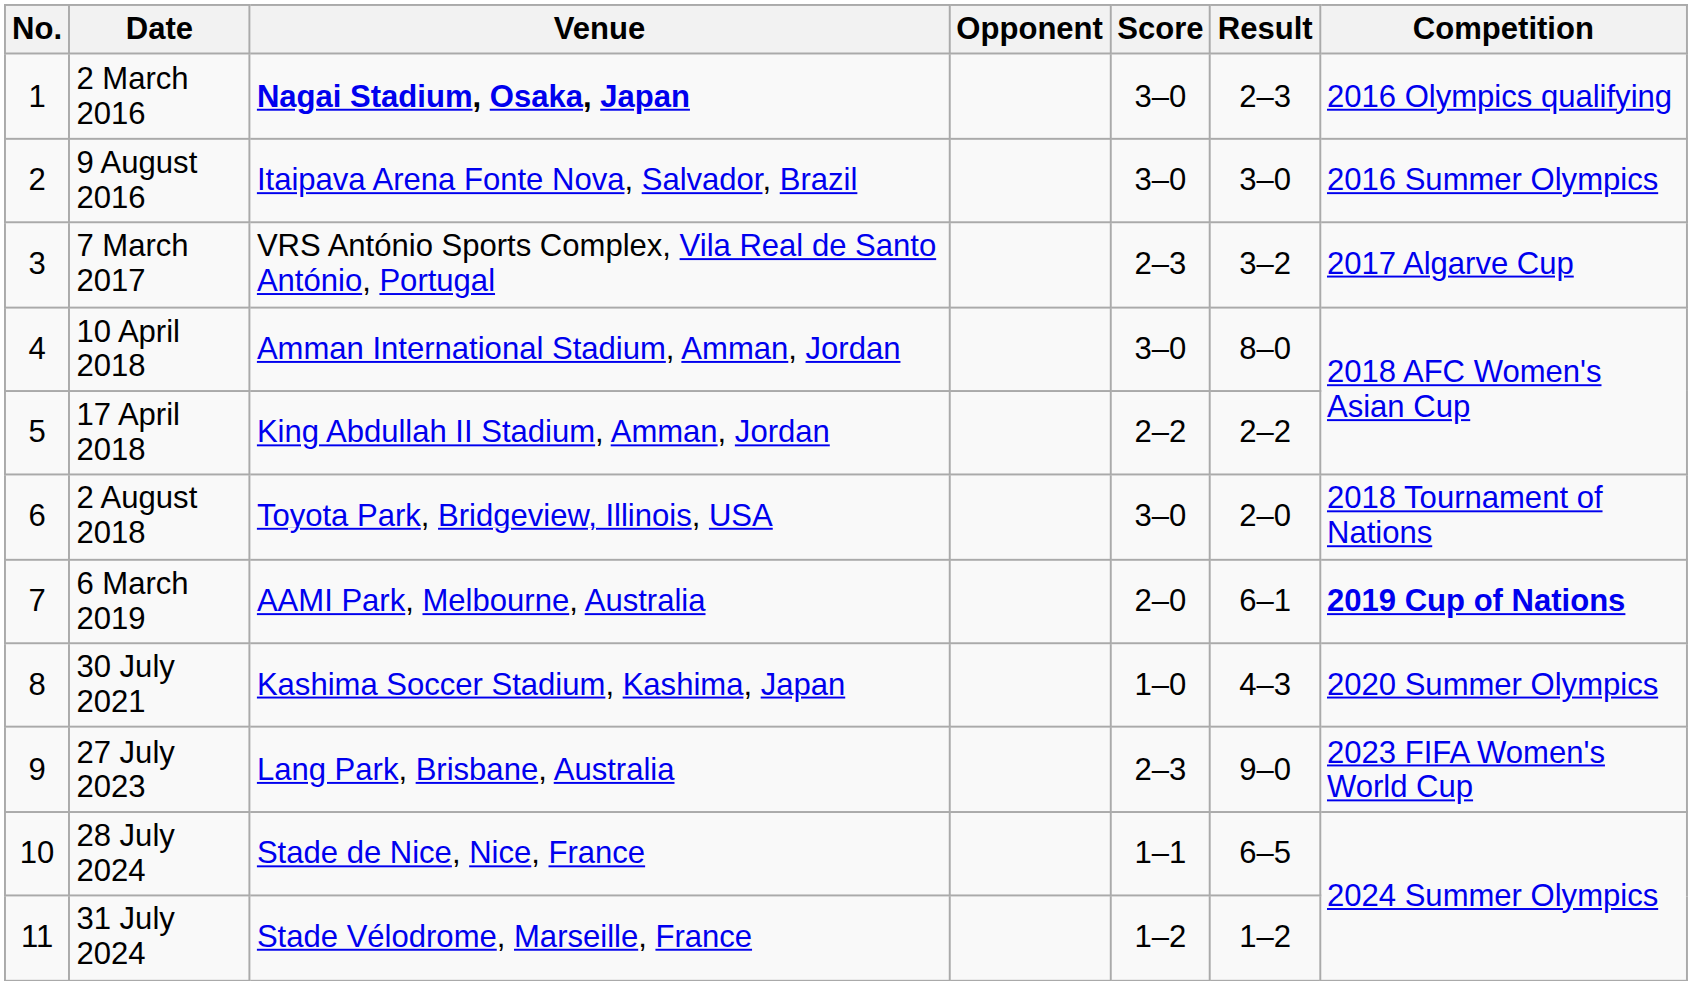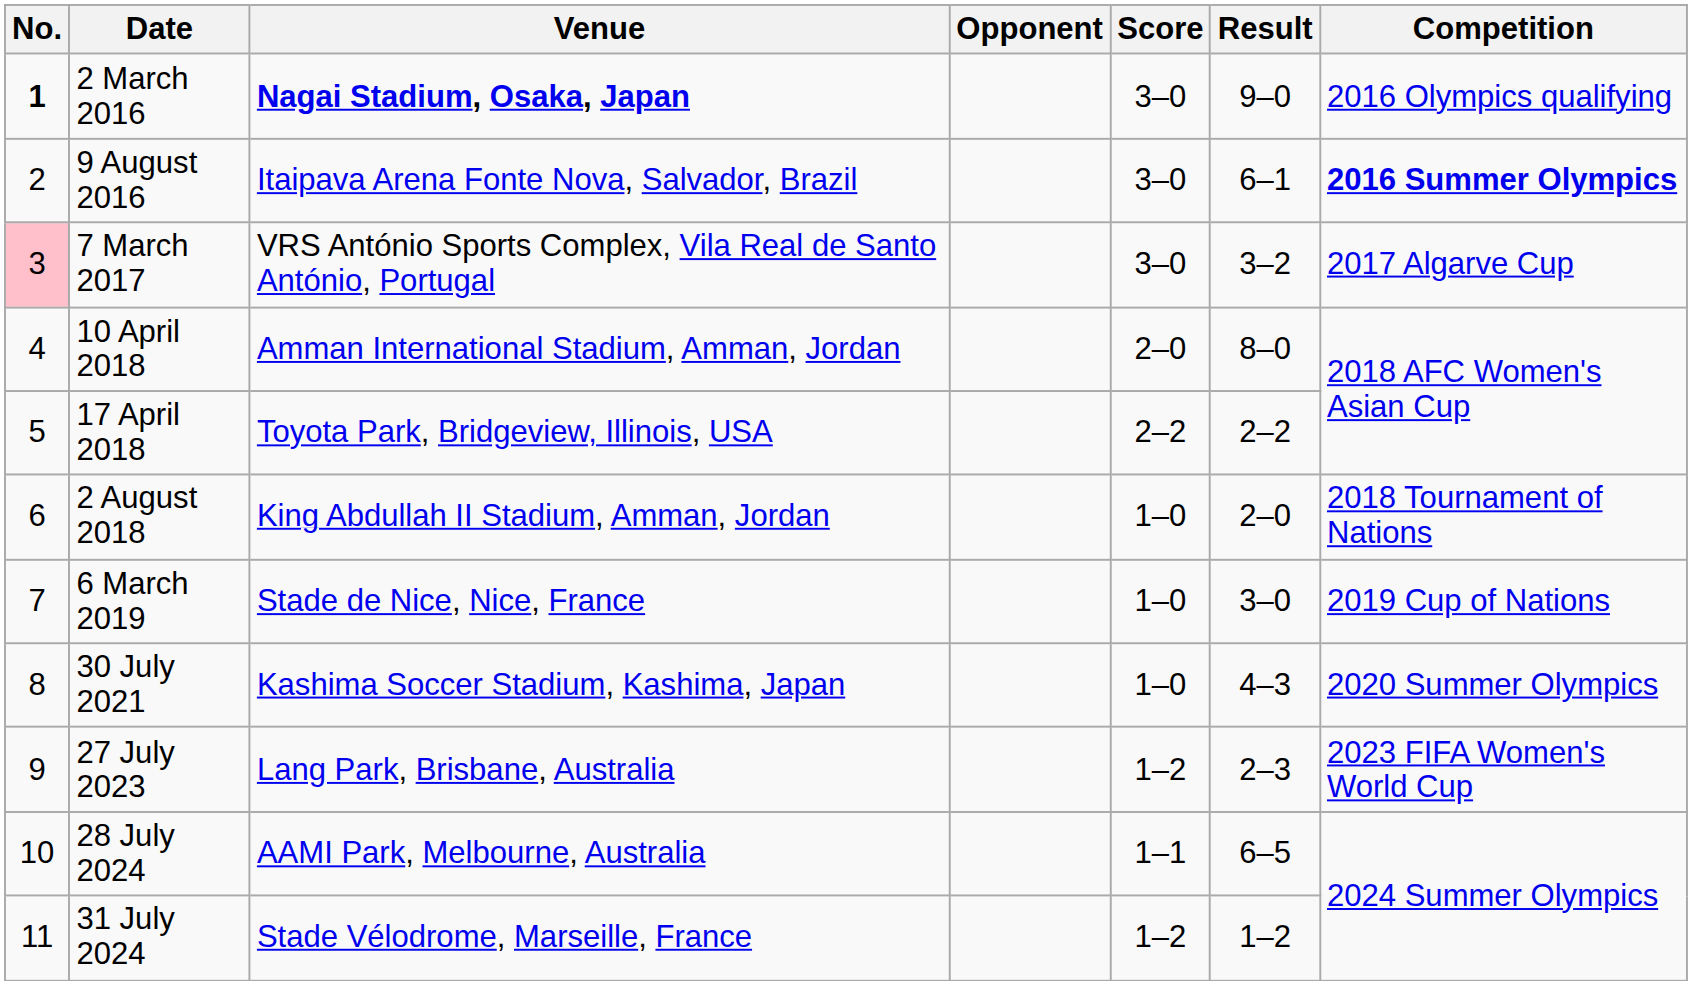(37, 95) normal -> (37, 95) bold
(1265, 95) 2–3 -> (1265, 95) 9–0
(1265, 179) 3–0 -> (1265, 179) 6–1
(1493, 179) normal -> (1502, 179) bold
(37, 264) no background -> (37, 264) pink background
(1160, 264) 2–3 -> (1160, 264) 3–0
(1160, 348) 3–0 -> (1160, 348) 2–0
(543, 432) King Abdullah II Stadium, Amman, Jordan -> (515, 432) Toyota Park, Bridgeview, Illinois, USA
(515, 516) Toyota Park, Bridgeview, Illinois, USA -> (543, 516) King Abdullah II Stadium, Amman, Jordan
(1160, 516) 3–0 -> (1160, 516) 1–0
(481, 600) AAMI Park, Melbourne, Australia -> (451, 600) Stade de Nice, Nice, France
(1160, 600) 2–0 -> (1160, 600) 1–0
(1265, 600) 6–1 -> (1265, 600) 3–0
(1476, 600) bold -> (1468, 600) normal
(1160, 768) 2–3 -> (1160, 768) 1–2
(1265, 768) 9–0 -> (1265, 768) 2–3
(451, 853) Stade de Nice, Nice, France -> (481, 853) AAMI Park, Melbourne, Australia
